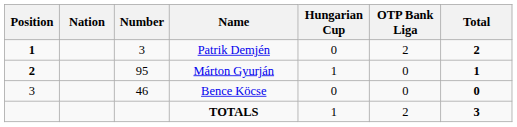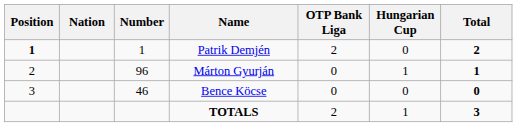columns swapped: (405, 22) <-> (334, 22)
(142, 50) 3 -> (142, 50) 1
(32, 70) bold -> (32, 70) normal
(142, 70) 95 -> (142, 70) 96
